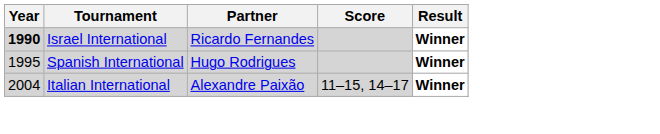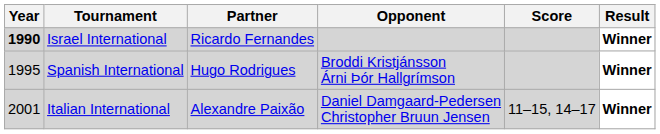+ column: (411, 16)
(24, 85) 2004 -> (24, 110) 2001
